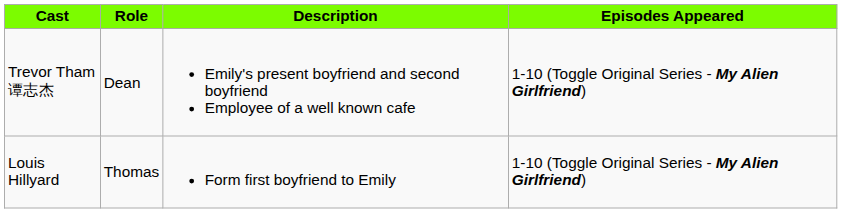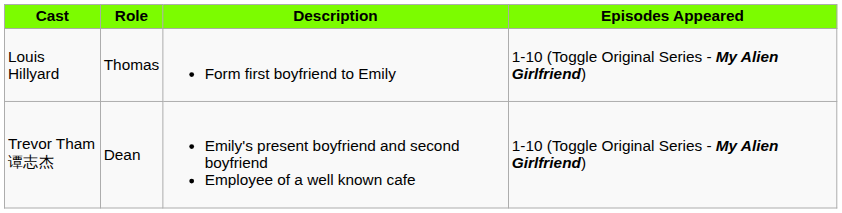rows swapped: (52, 81) <-> (34, 171)
